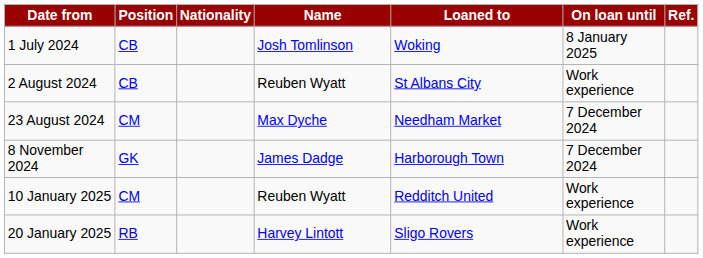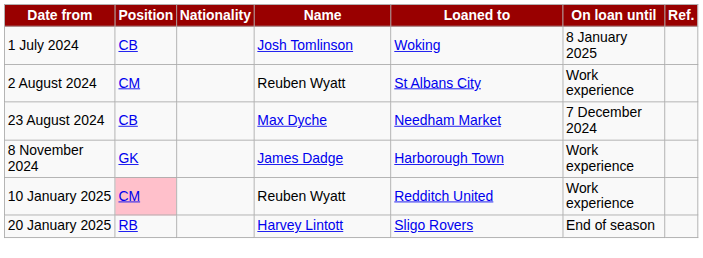(128, 83) CB -> (129, 83) CM
(129, 120) CM -> (128, 120) CB
(604, 158) 7 December 2024 -> (600, 158) Work experience
(129, 196) no background -> (129, 196) pink background
(600, 234) Work experience -> (610, 226) End of season
